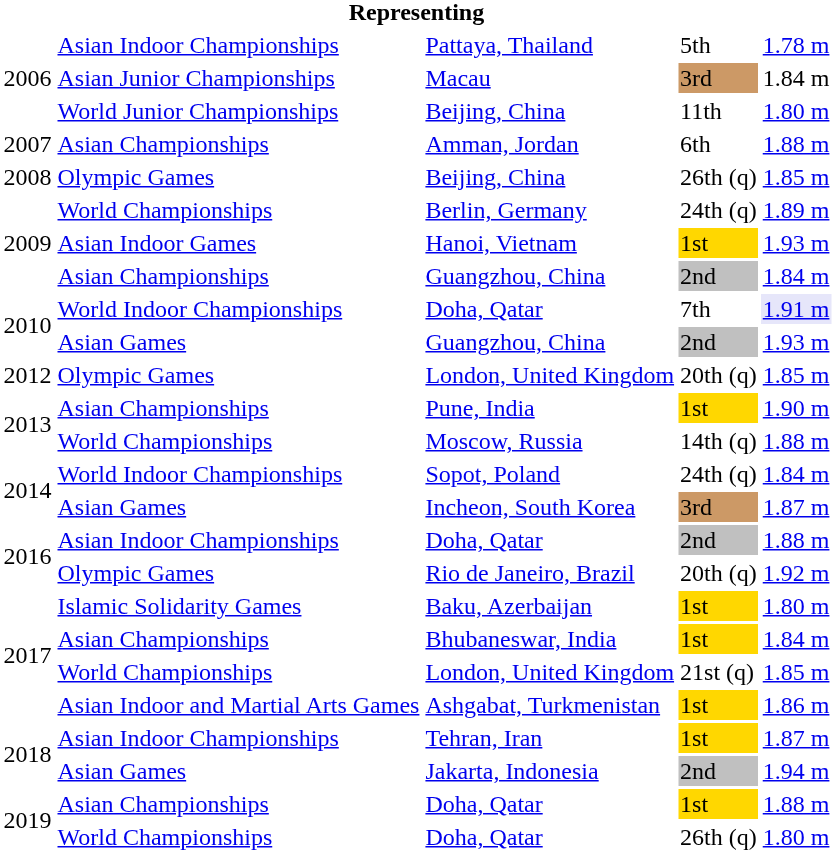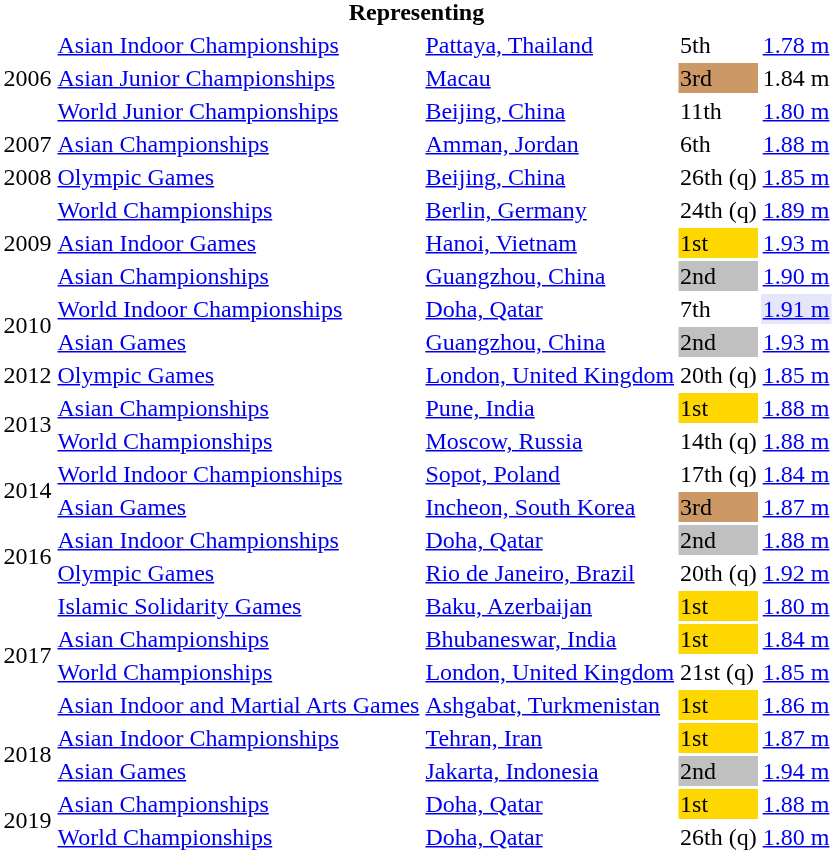(796, 275) 1.84 m -> (796, 275) 1.90 m
(796, 407) 1.90 m -> (796, 407) 1.88 m
(718, 473) 24th (q) -> (718, 473) 17th (q)
